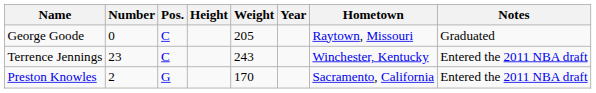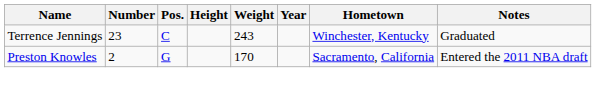- row: (46, 35)
(514, 56) Entered the 2011 NBA draft -> (467, 35) Graduated
